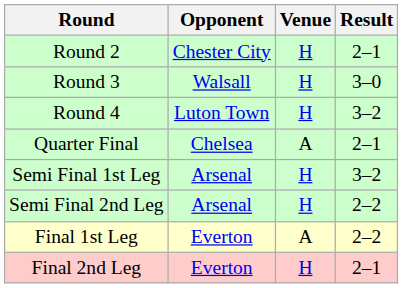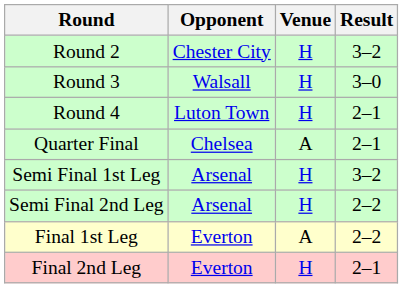(367, 50) 2–1 -> (367, 50) 3–2
(367, 112) 3–2 -> (367, 112) 2–1
